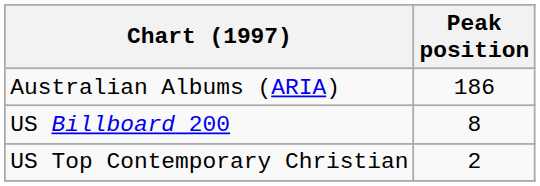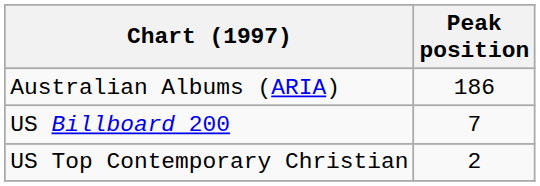(474, 125) 8 -> (474, 125) 7
